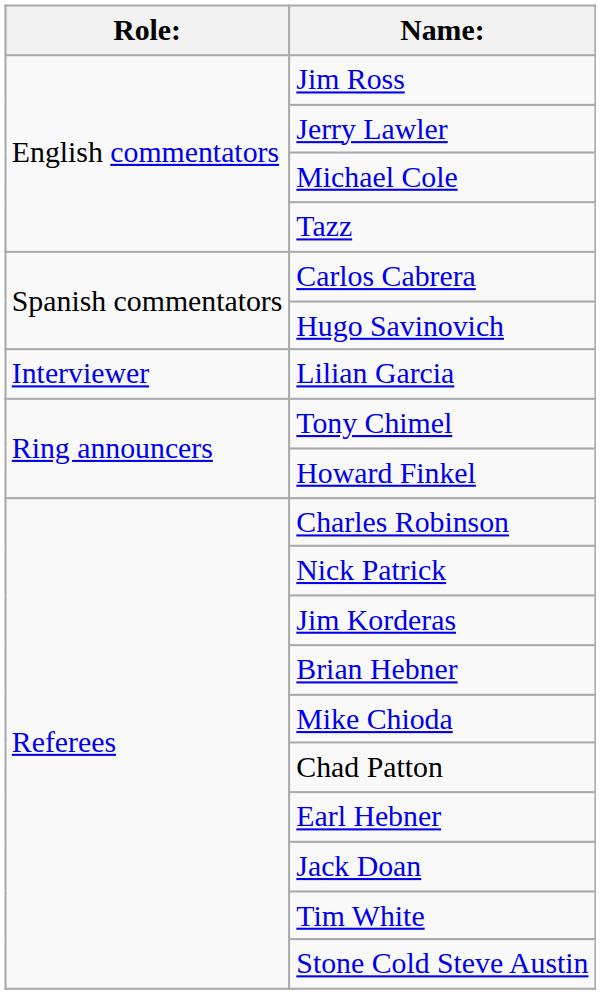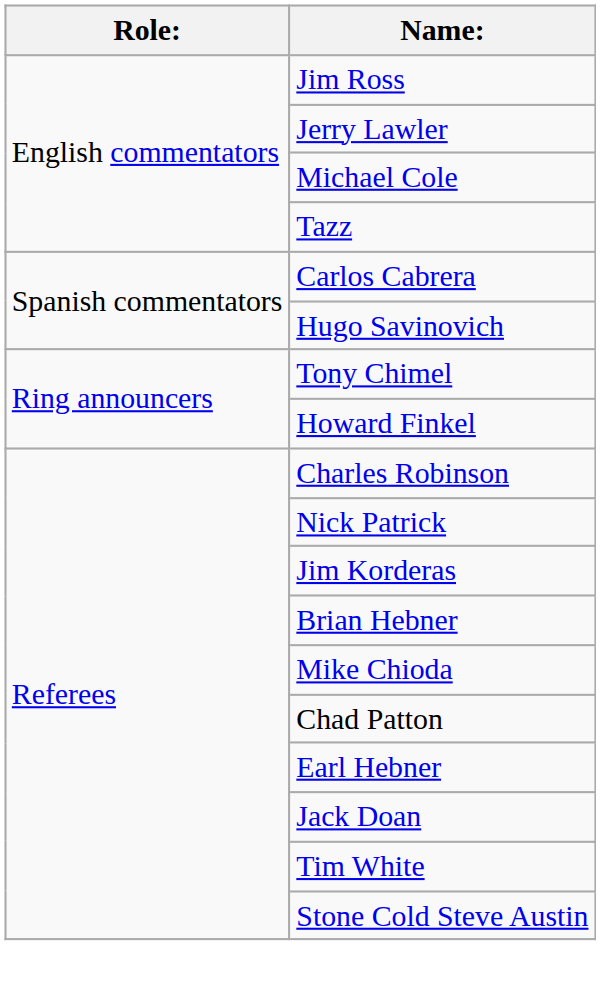- row: (375, 374)
